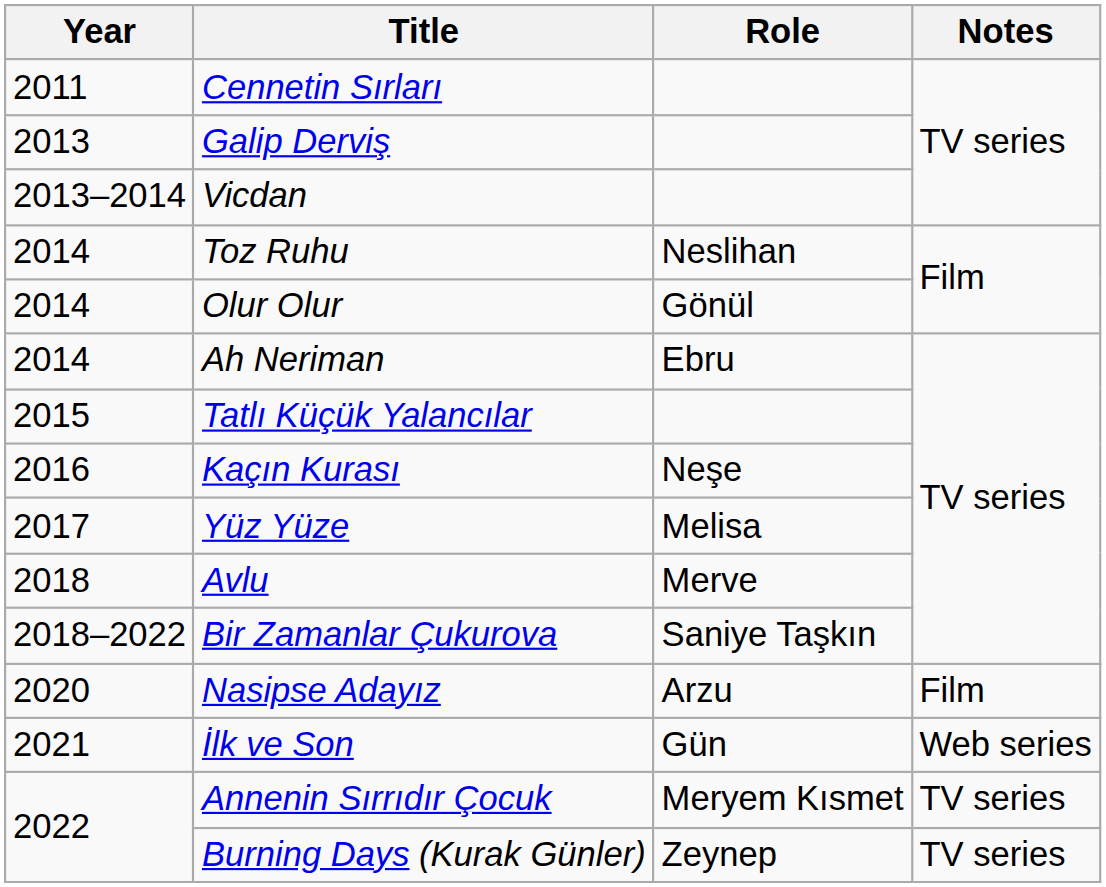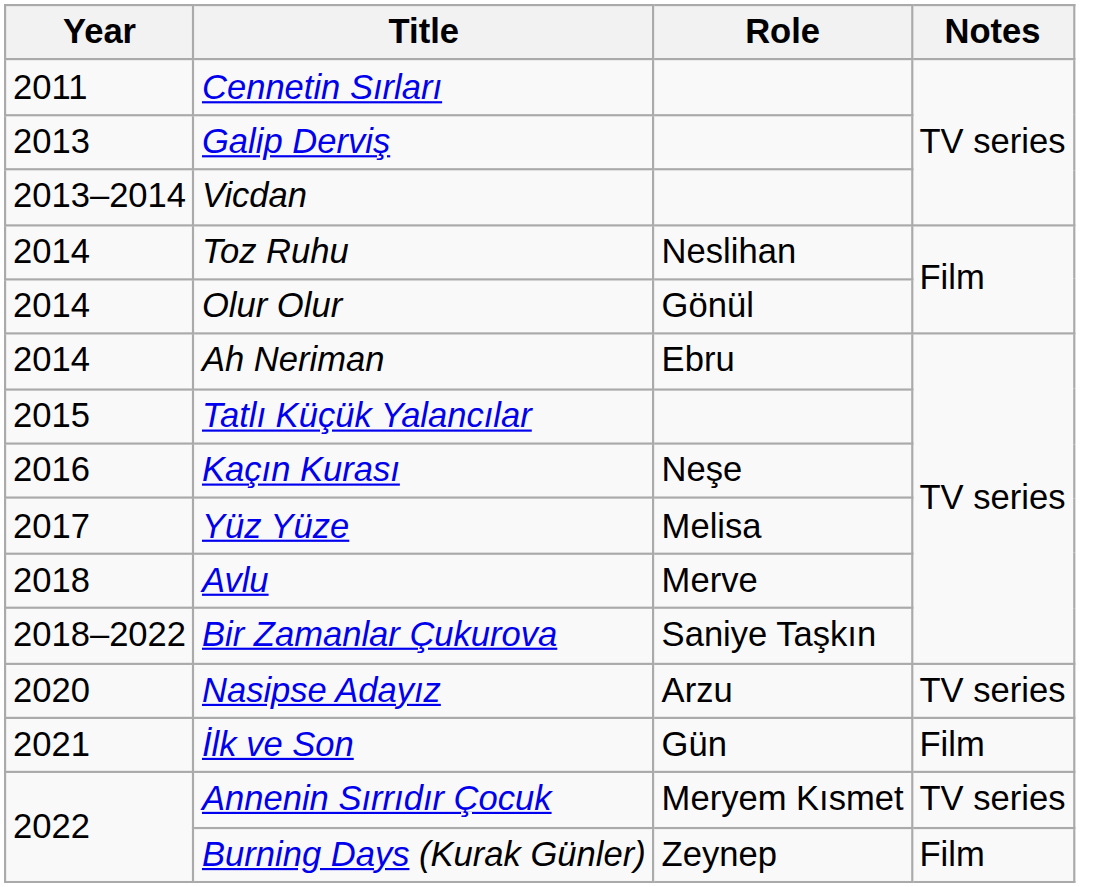(952, 689) Film -> (992, 689) TV series
(1006, 744) Web series -> (952, 744) Film
(992, 854) TV series -> (952, 854) Film
